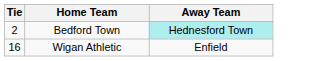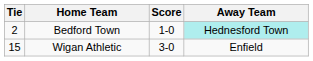+ column: (167, 13)
(15, 47) 16 -> (15, 47) 15
